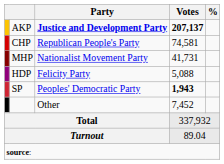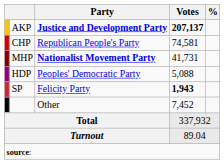(93, 58) normal -> (96, 58) bold
(64, 74) Felicity Party -> (89, 74) Peoples' Democratic Party
(89, 89) Peoples' Democratic Party -> (64, 89) Felicity Party
